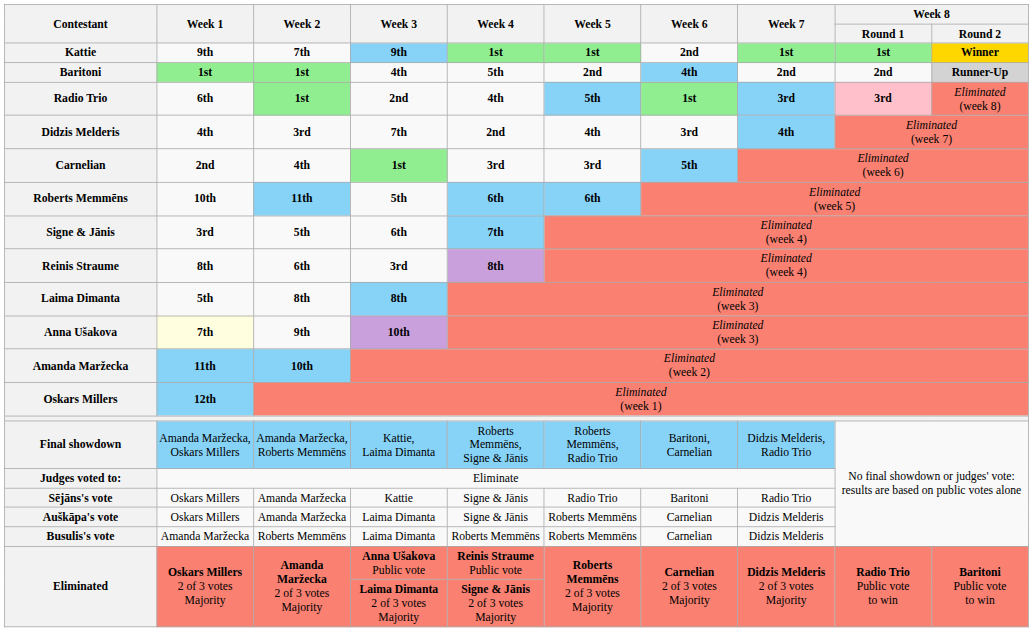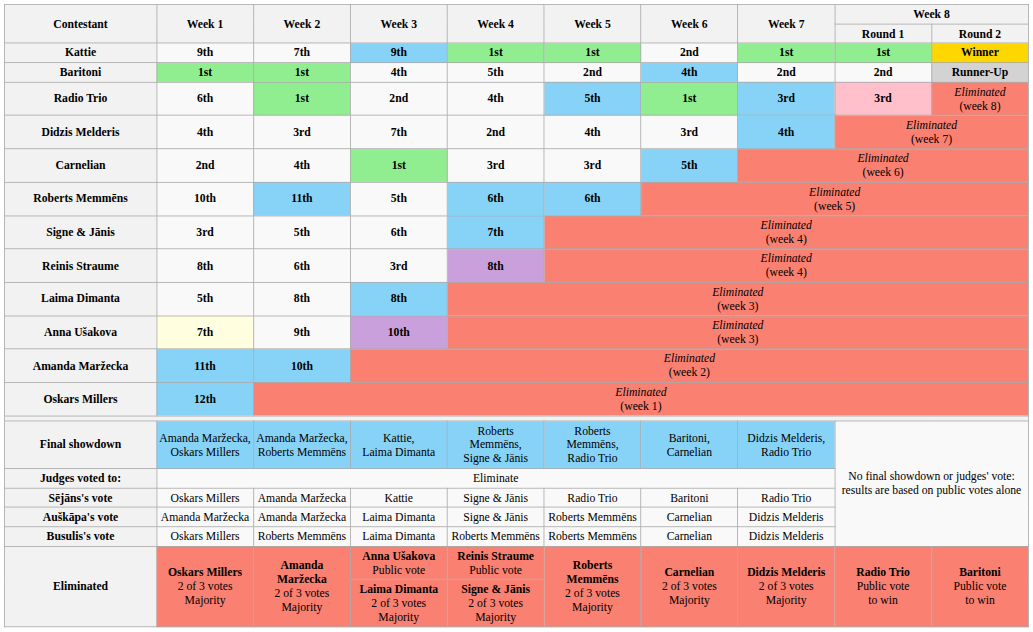(205, 517) Oskars Millers -> (205, 517) Amanda Maržecka
(205, 536) Amanda Maržecka -> (205, 536) Oskars Millers
